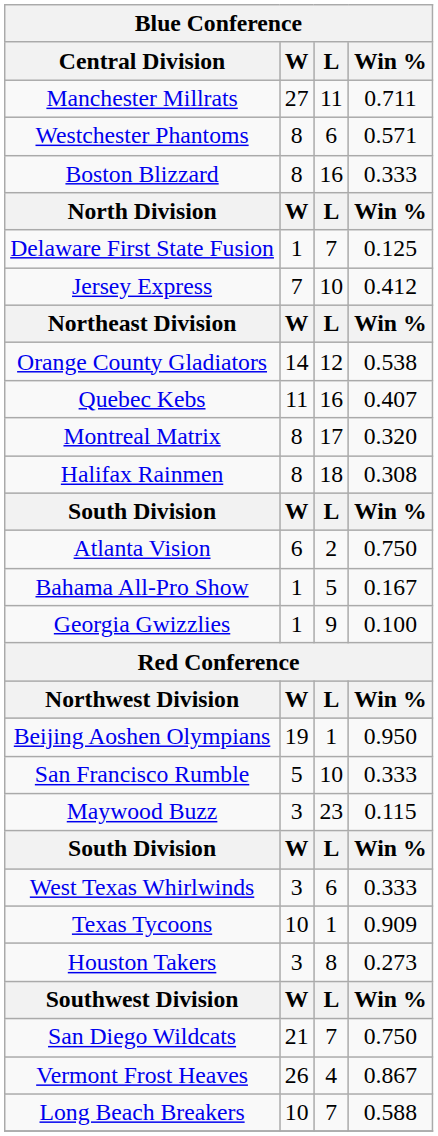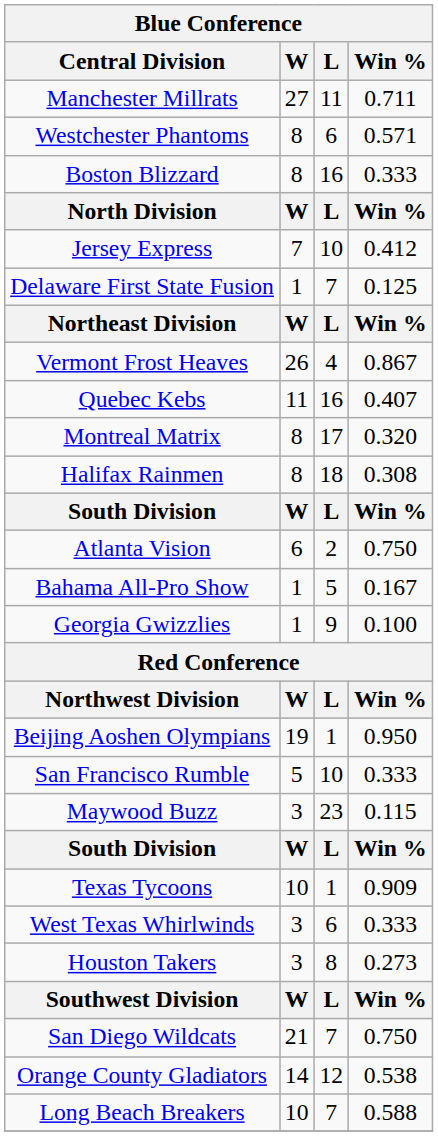rows swapped: (142, 286) <-> (142, 248)
rows swapped: (142, 1074) <-> (142, 361)
rows swapped: (142, 924) <-> (142, 887)
